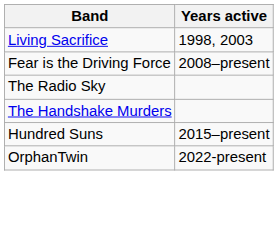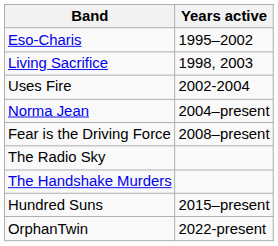+ row: (45, 39)
+ row: (40, 87)
+ row: (48, 110)
